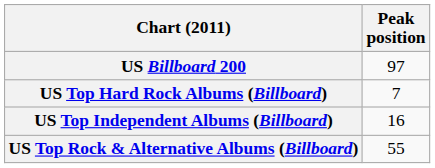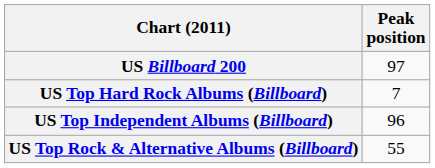(396, 120) 16 -> (396, 120) 96
